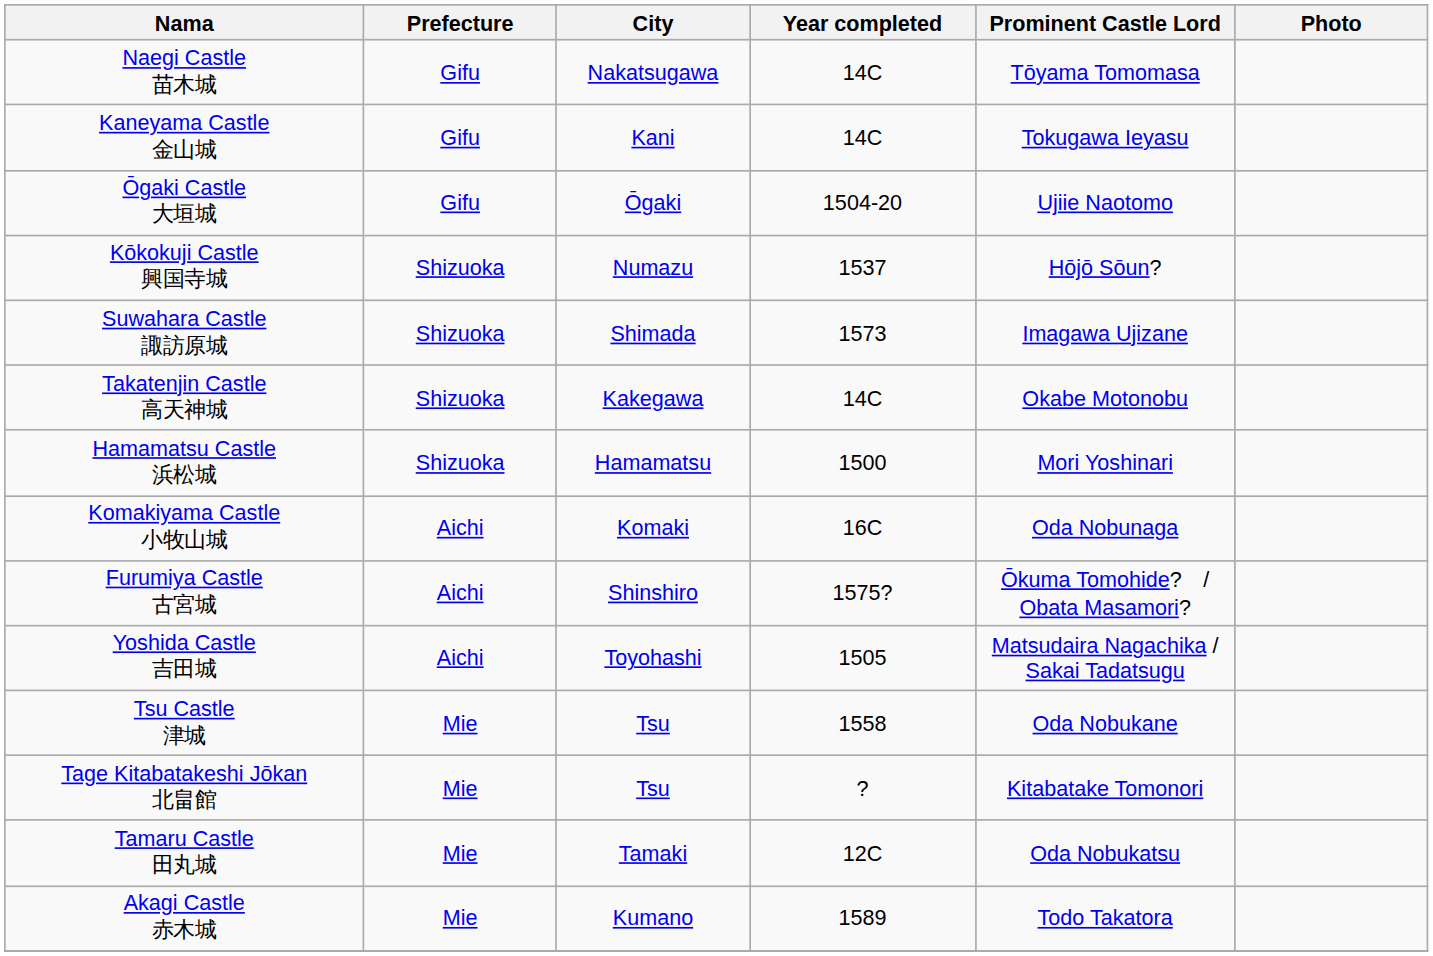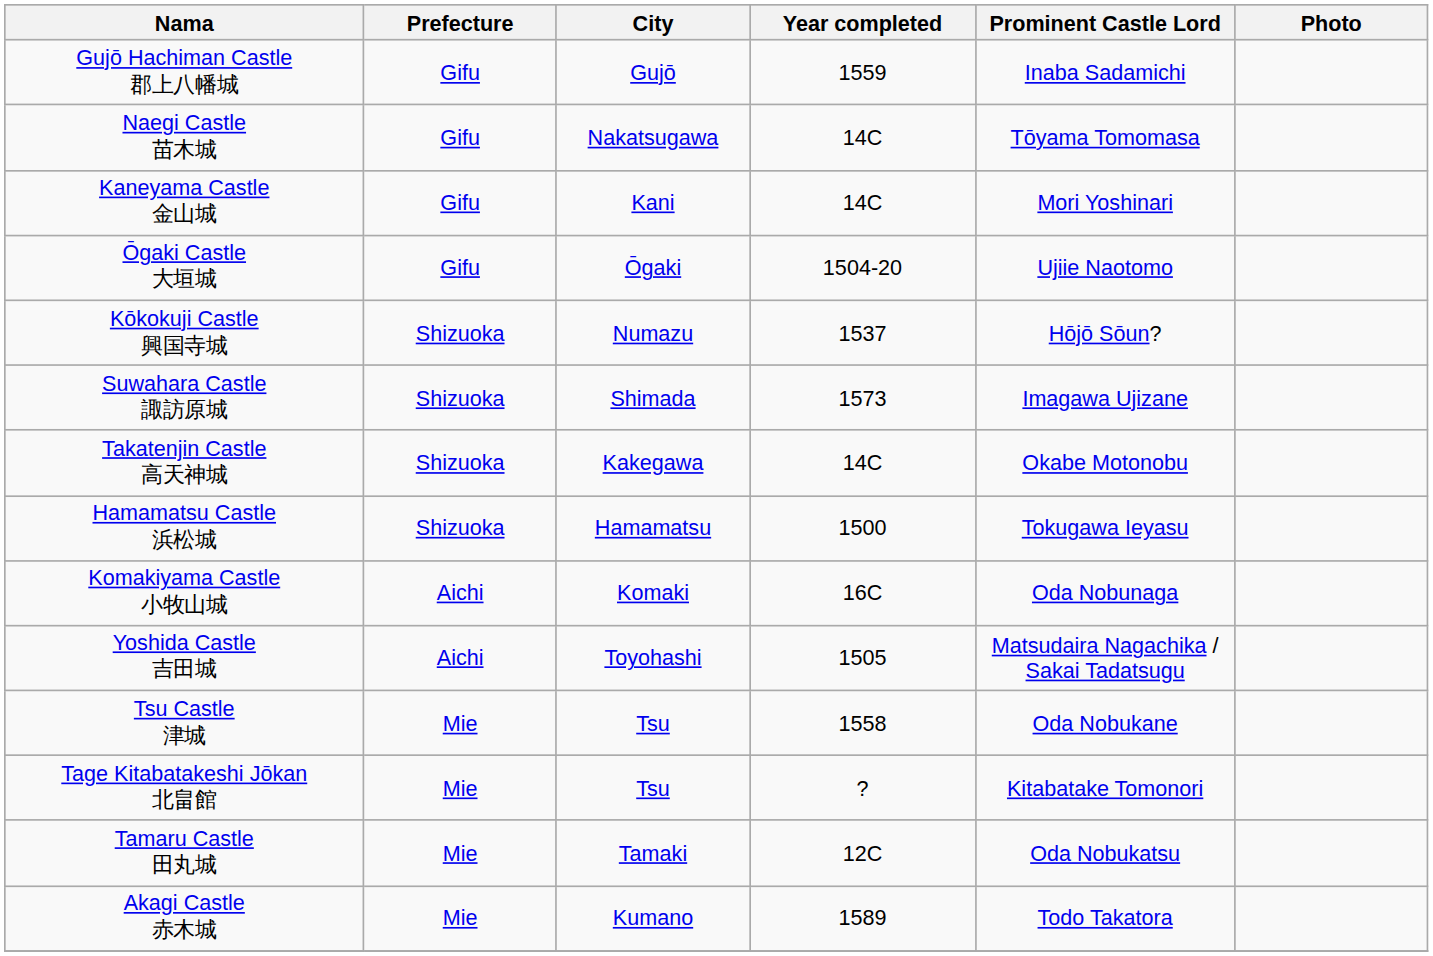+ row: (184, 71)
(1105, 138) Tokugawa Ieyasu -> (1105, 203) Mori Yoshinari
(1105, 463) Mori Yoshinari -> (1105, 528) Tokugawa Ieyasu
- row: (184, 591)
